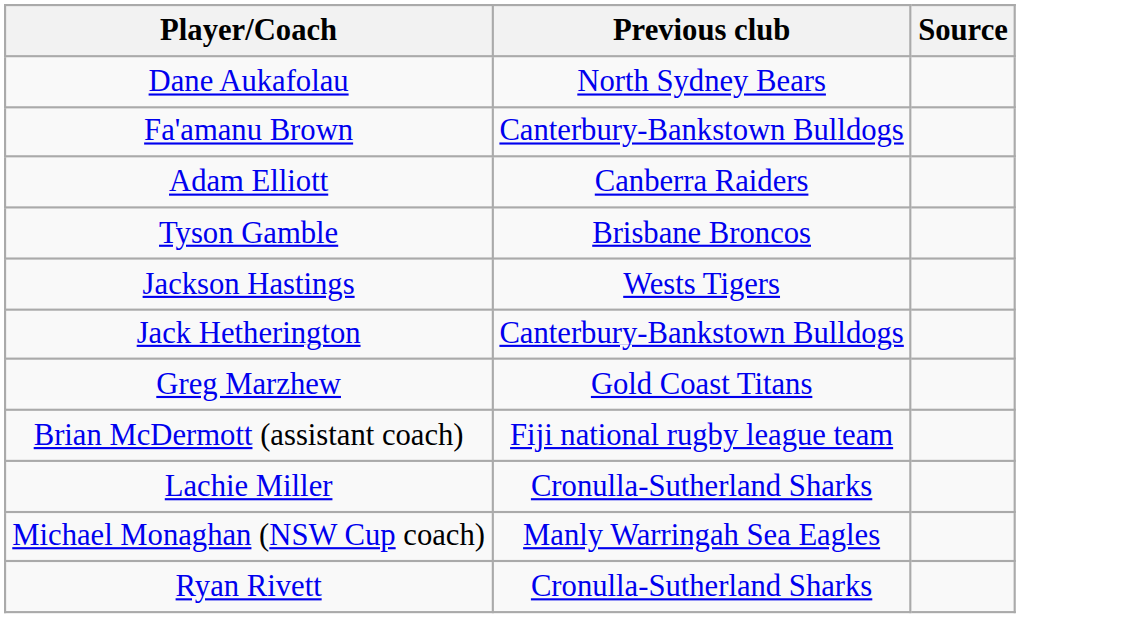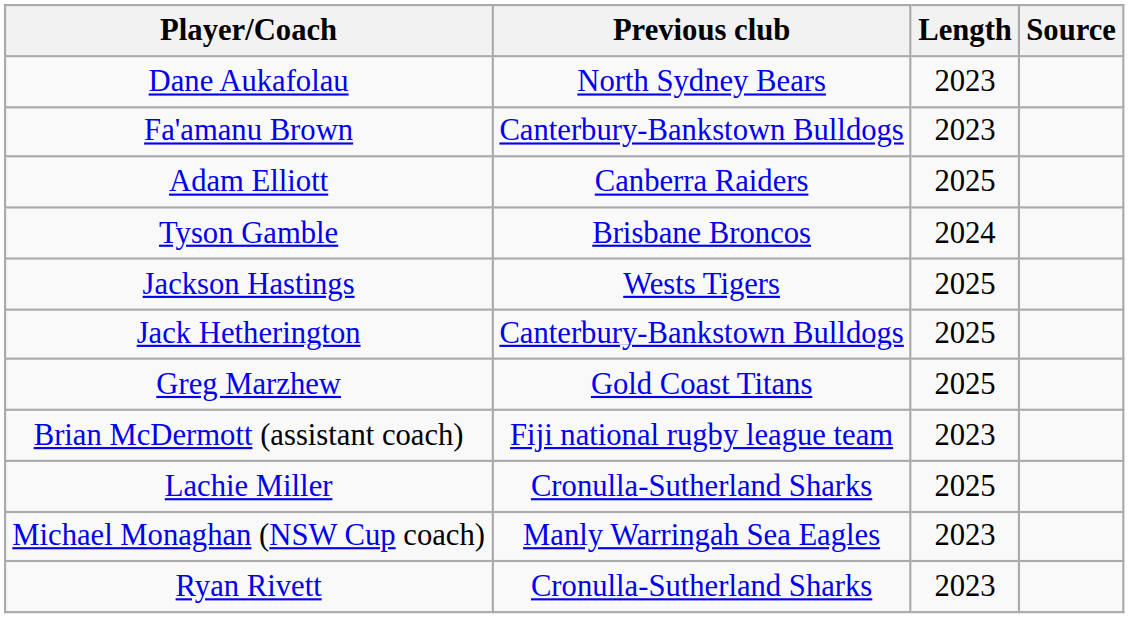+ column: (965, 30)
